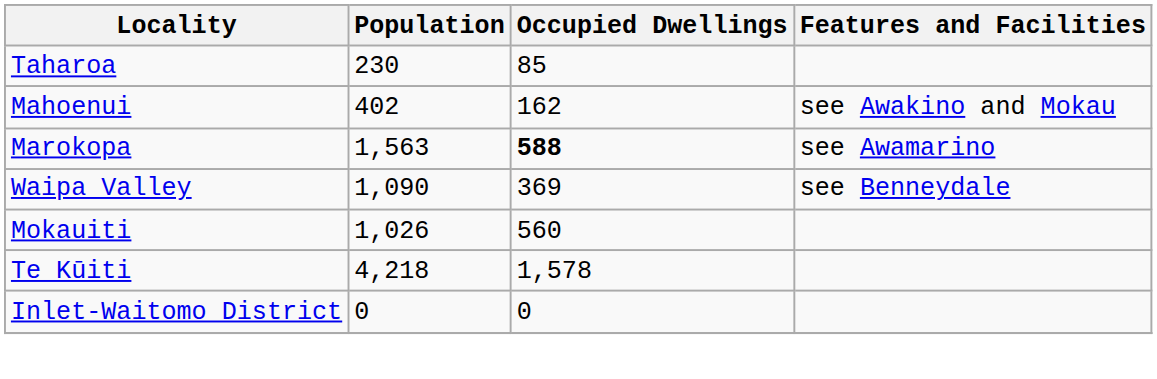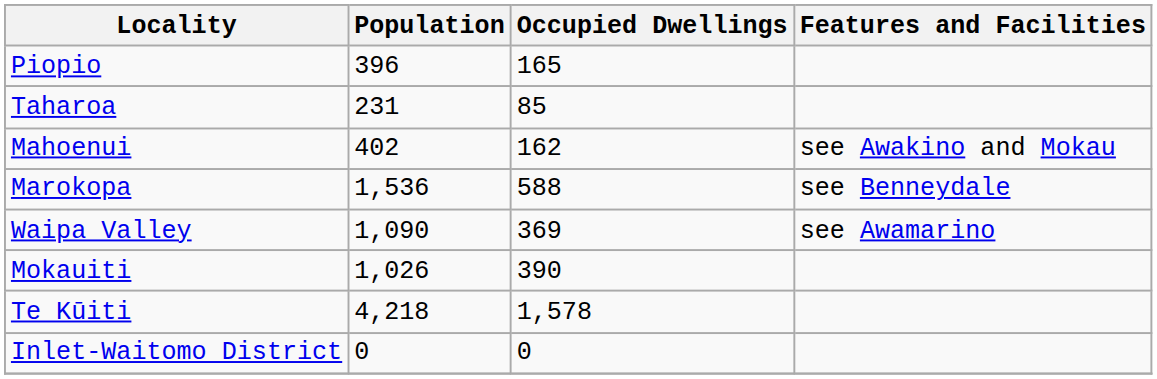+ row: (56, 66)
(377, 66) 230 -> (377, 107) 231
(392, 148) 1,563 -> (392, 189) 1,536
(539, 148) bold -> (539, 189) normal
(898, 148) see Awamarino -> (905, 189) see Benneydale
(905, 189) see Benneydale -> (898, 230) see Awamarino
(539, 230) 560 -> (539, 271) 390
